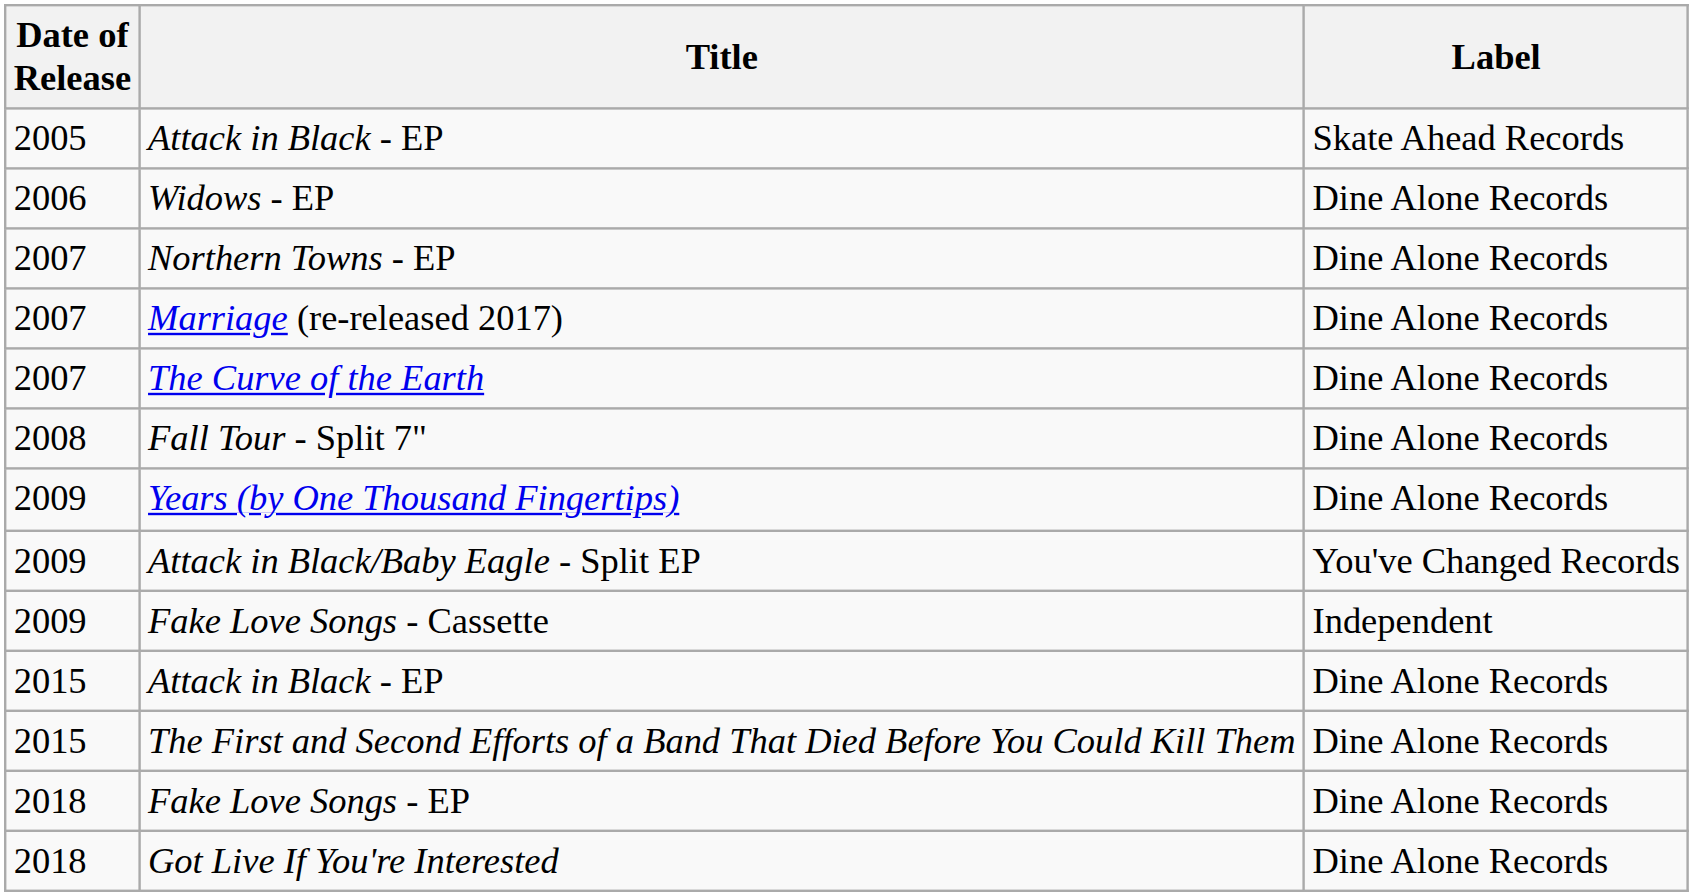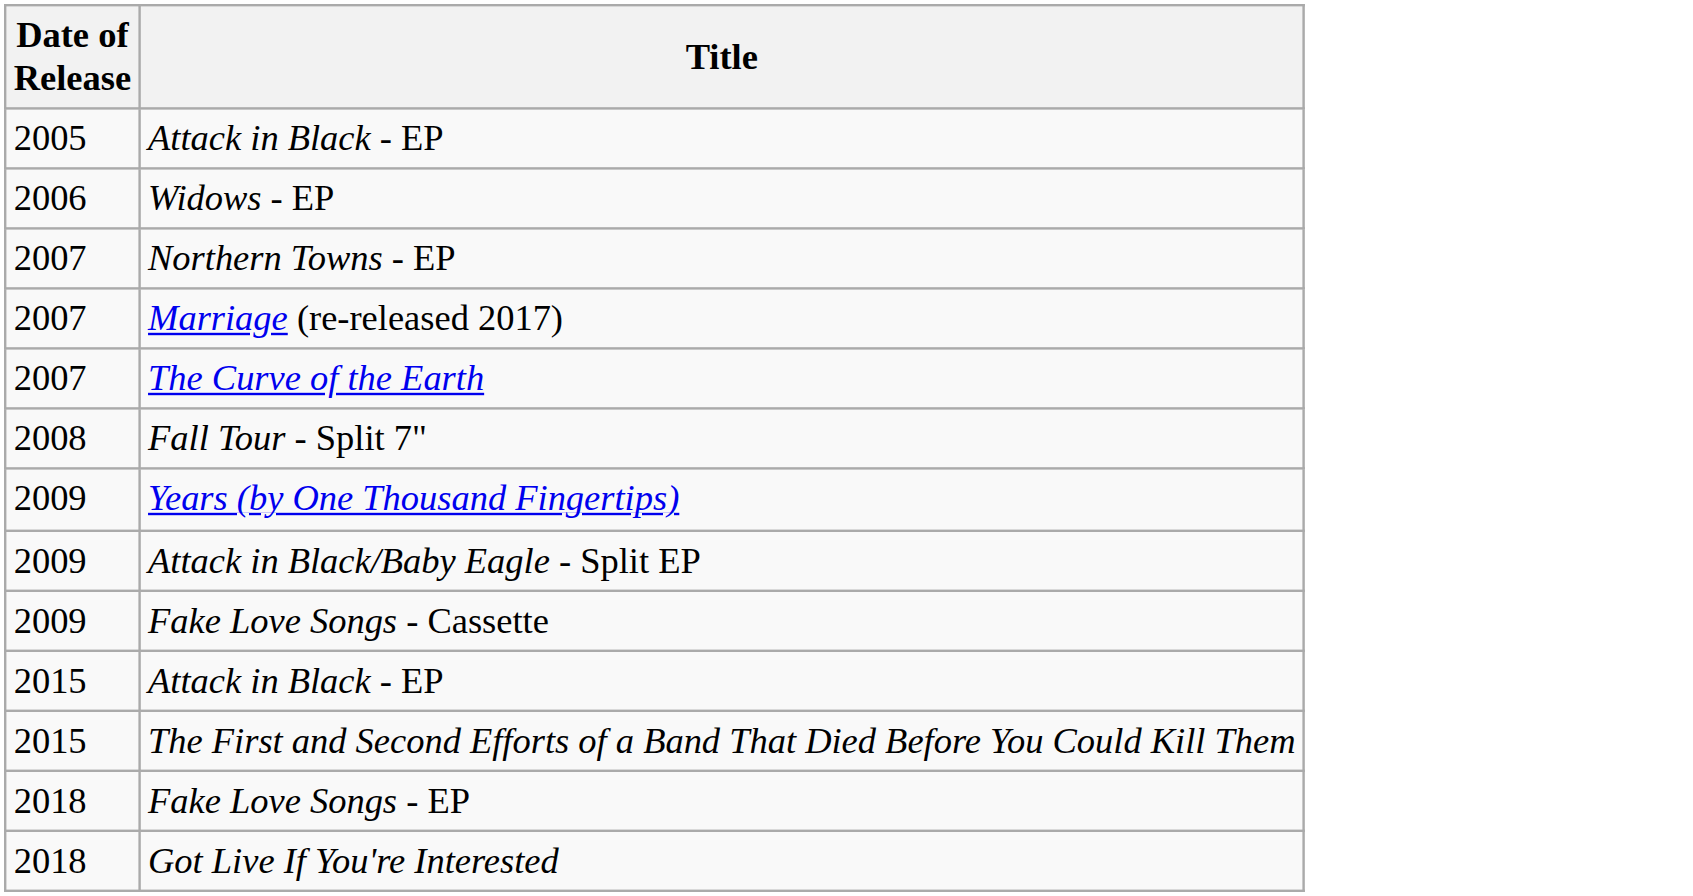- column: (1496, 56)
